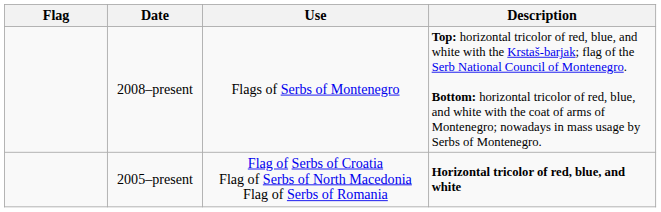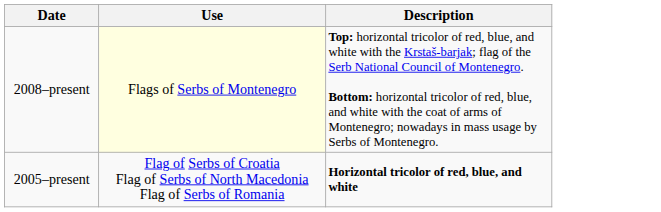- column: (56, 15)
(315, 89) no background -> (212, 89) lightyellow background
